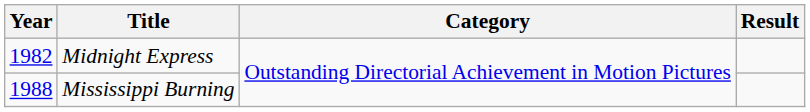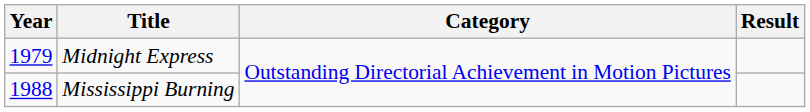(31, 55) 1982 -> (31, 55) 1979
